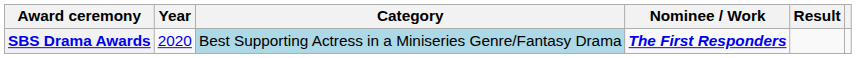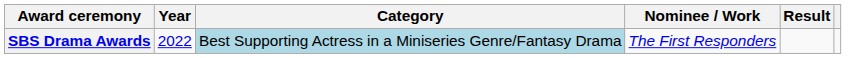(175, 41) 2020 -> (175, 41) 2022
(708, 41) bold -> (702, 41) normal
